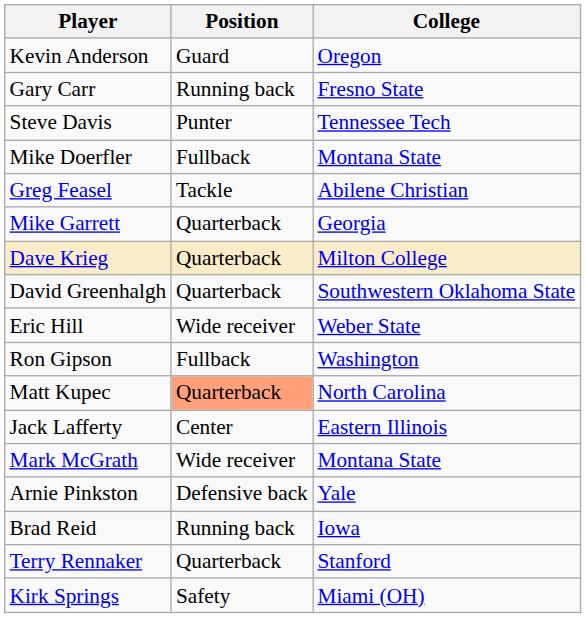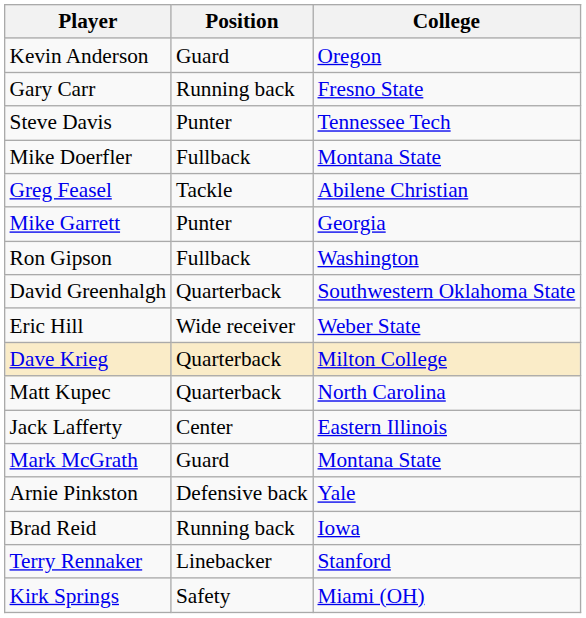(229, 223) Quarterback -> (204, 223) Punter
rows swapped: (61, 358) <-> (59, 257)
(229, 392) lightsalmon background -> (229, 392) no background
(235, 460) Wide receiver -> (203, 460) Guard
(229, 561) Quarterback -> (224, 561) Linebacker
